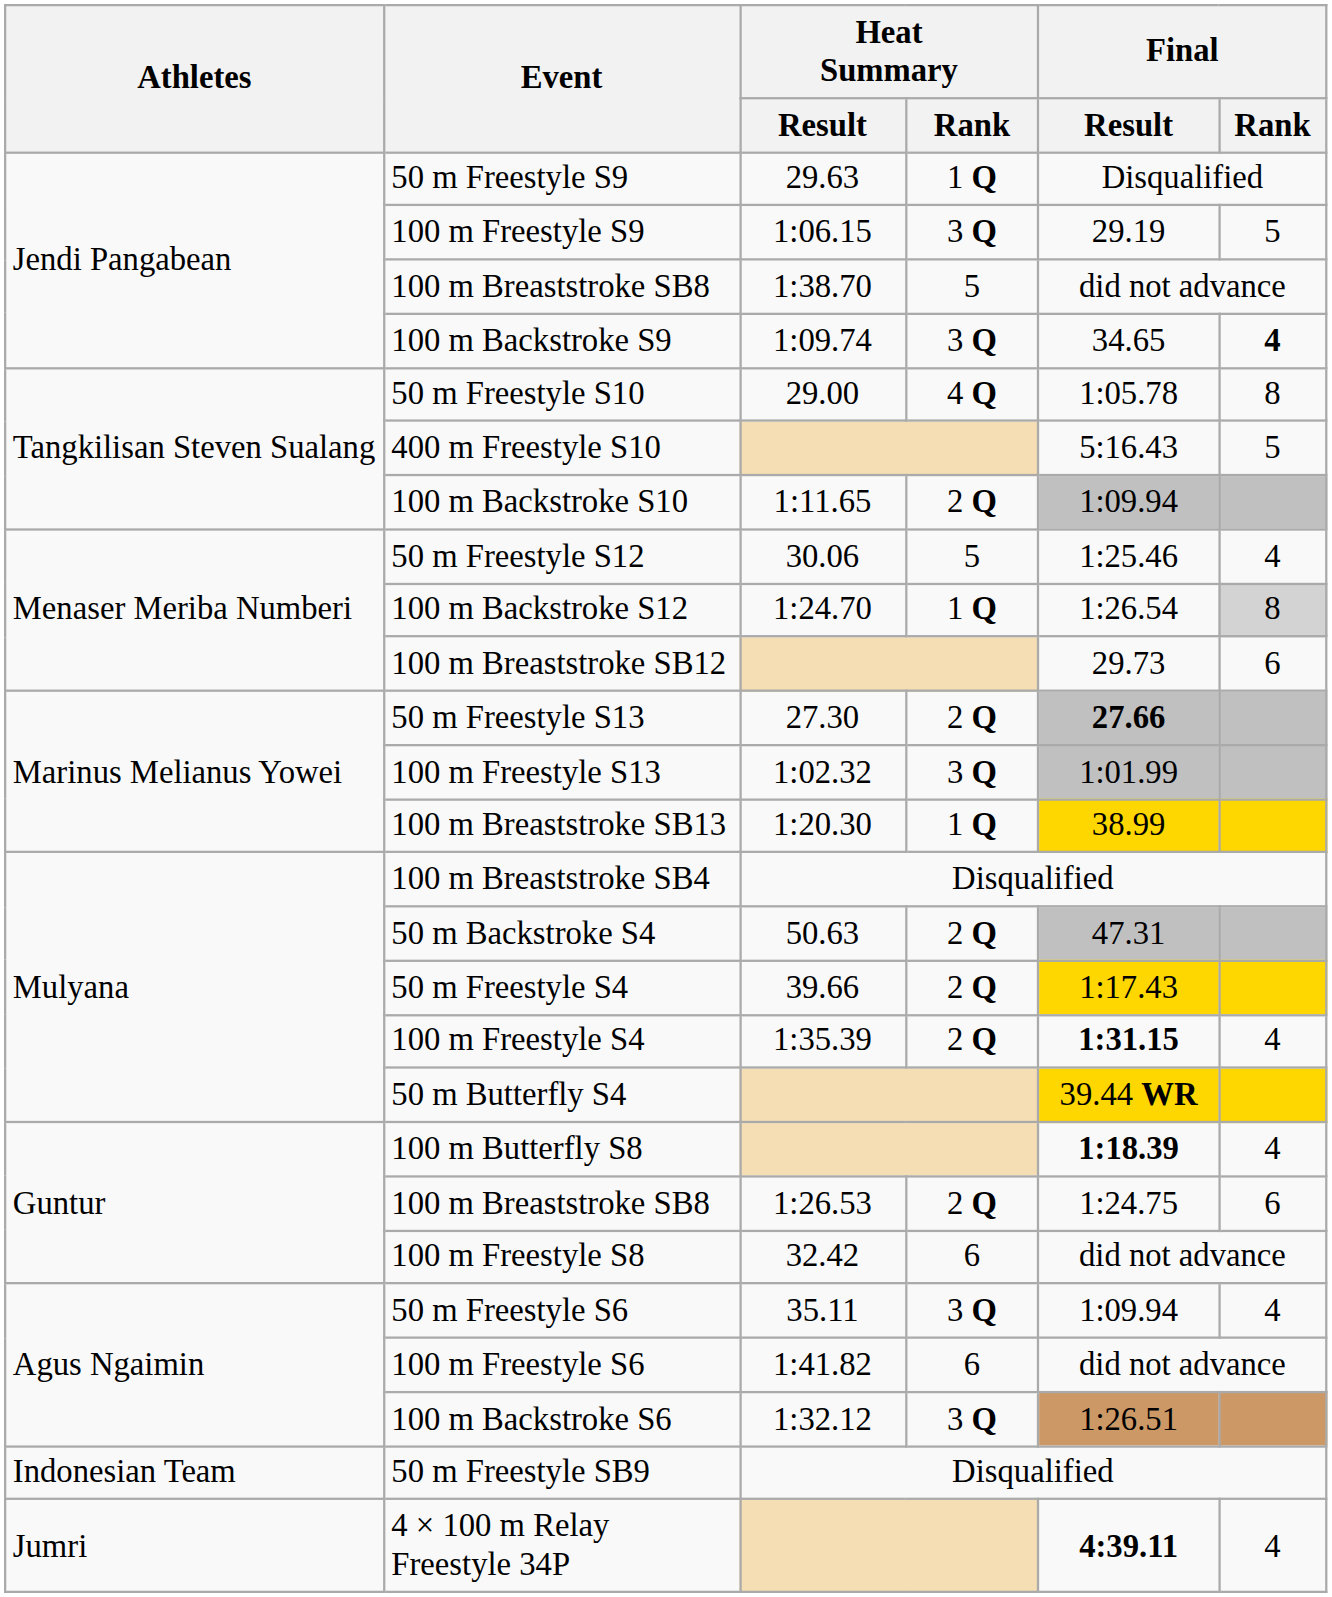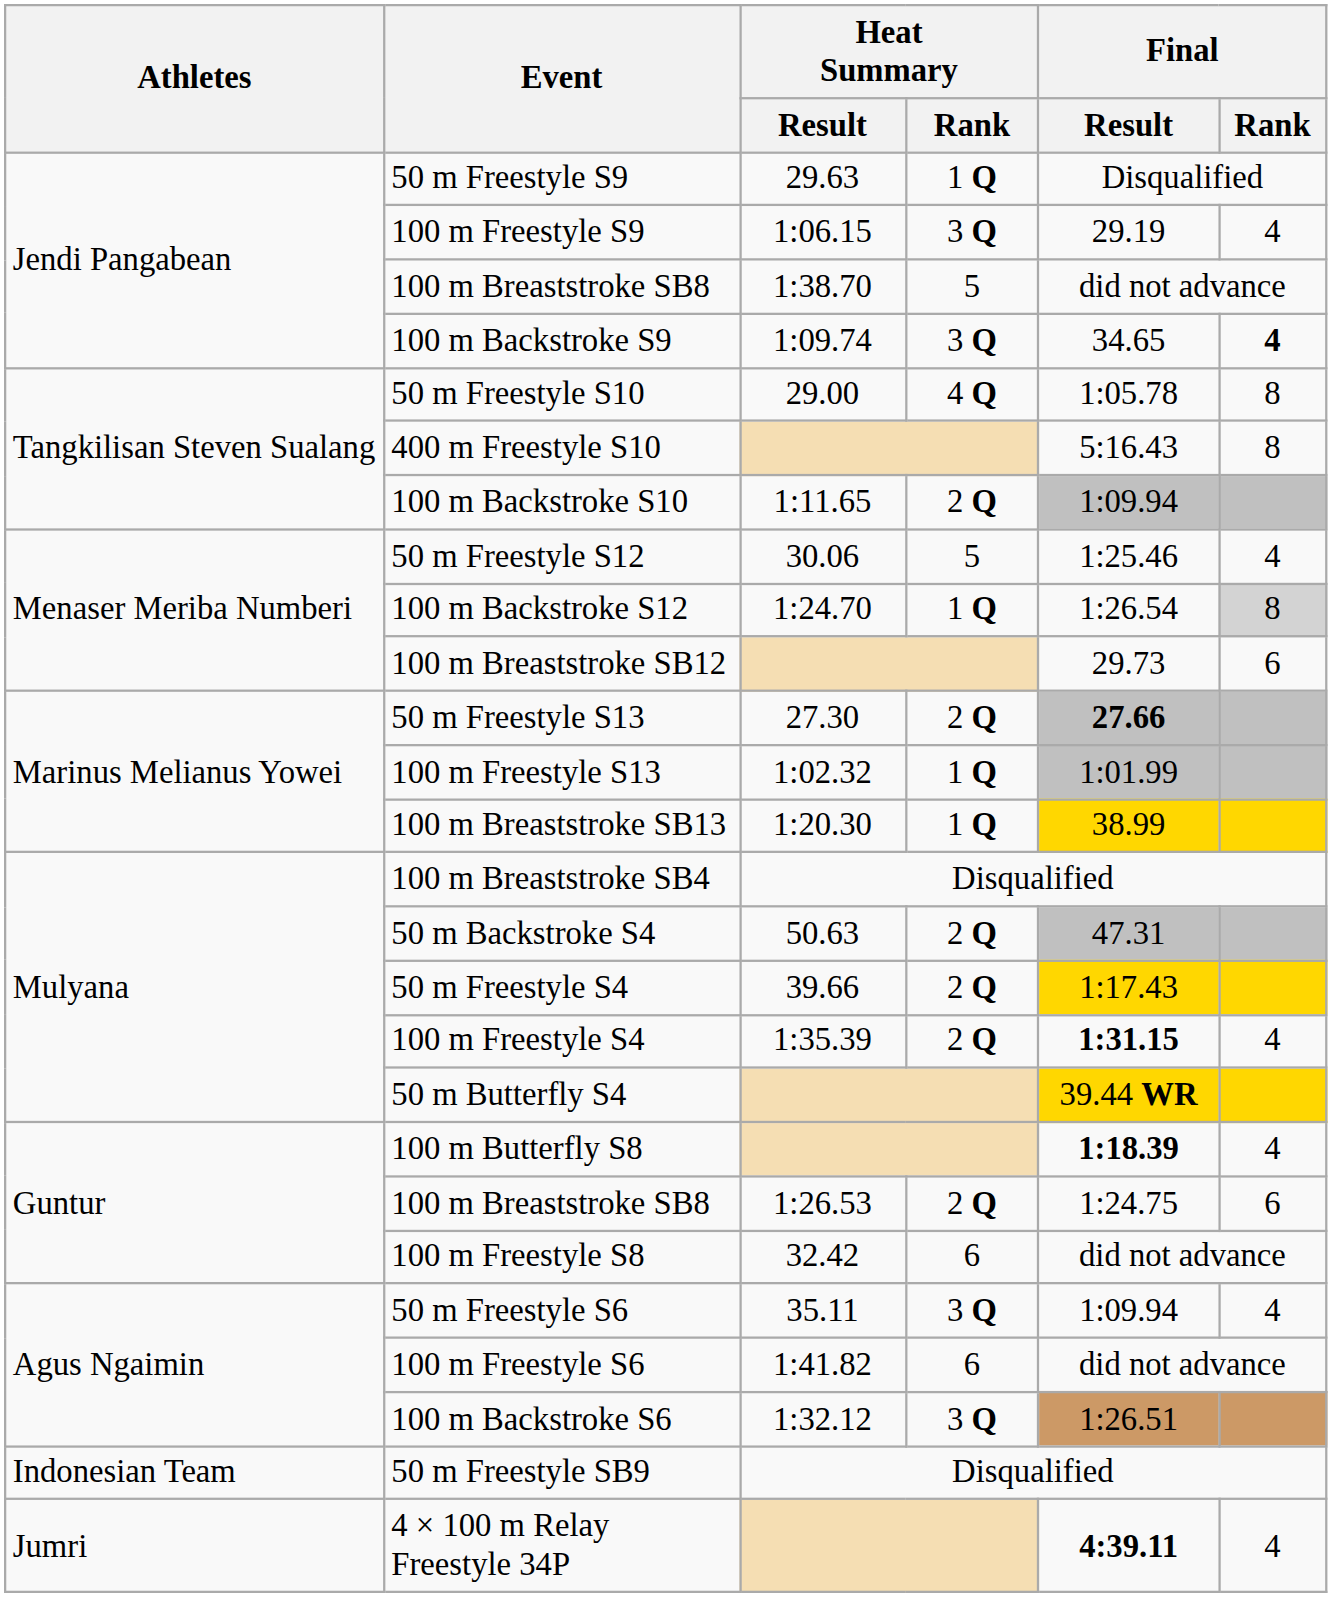(1272, 232) 5 -> (1272, 232) 4
(1272, 447) 5 -> (1272, 447) 8
(972, 771) 3 Q -> (972, 771) 1 Q
